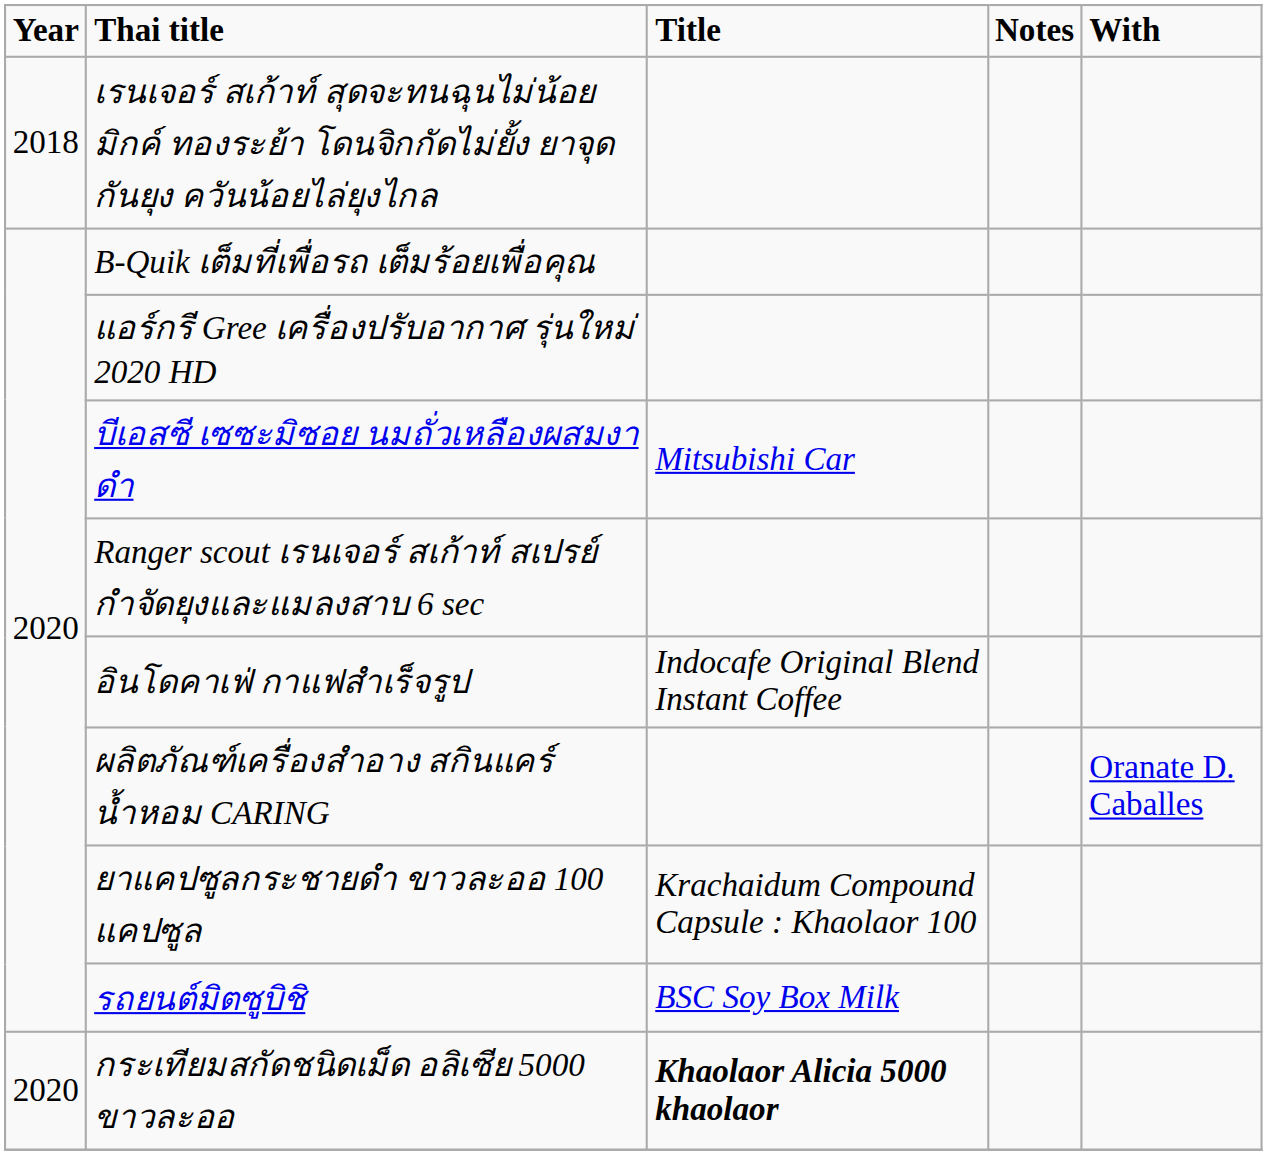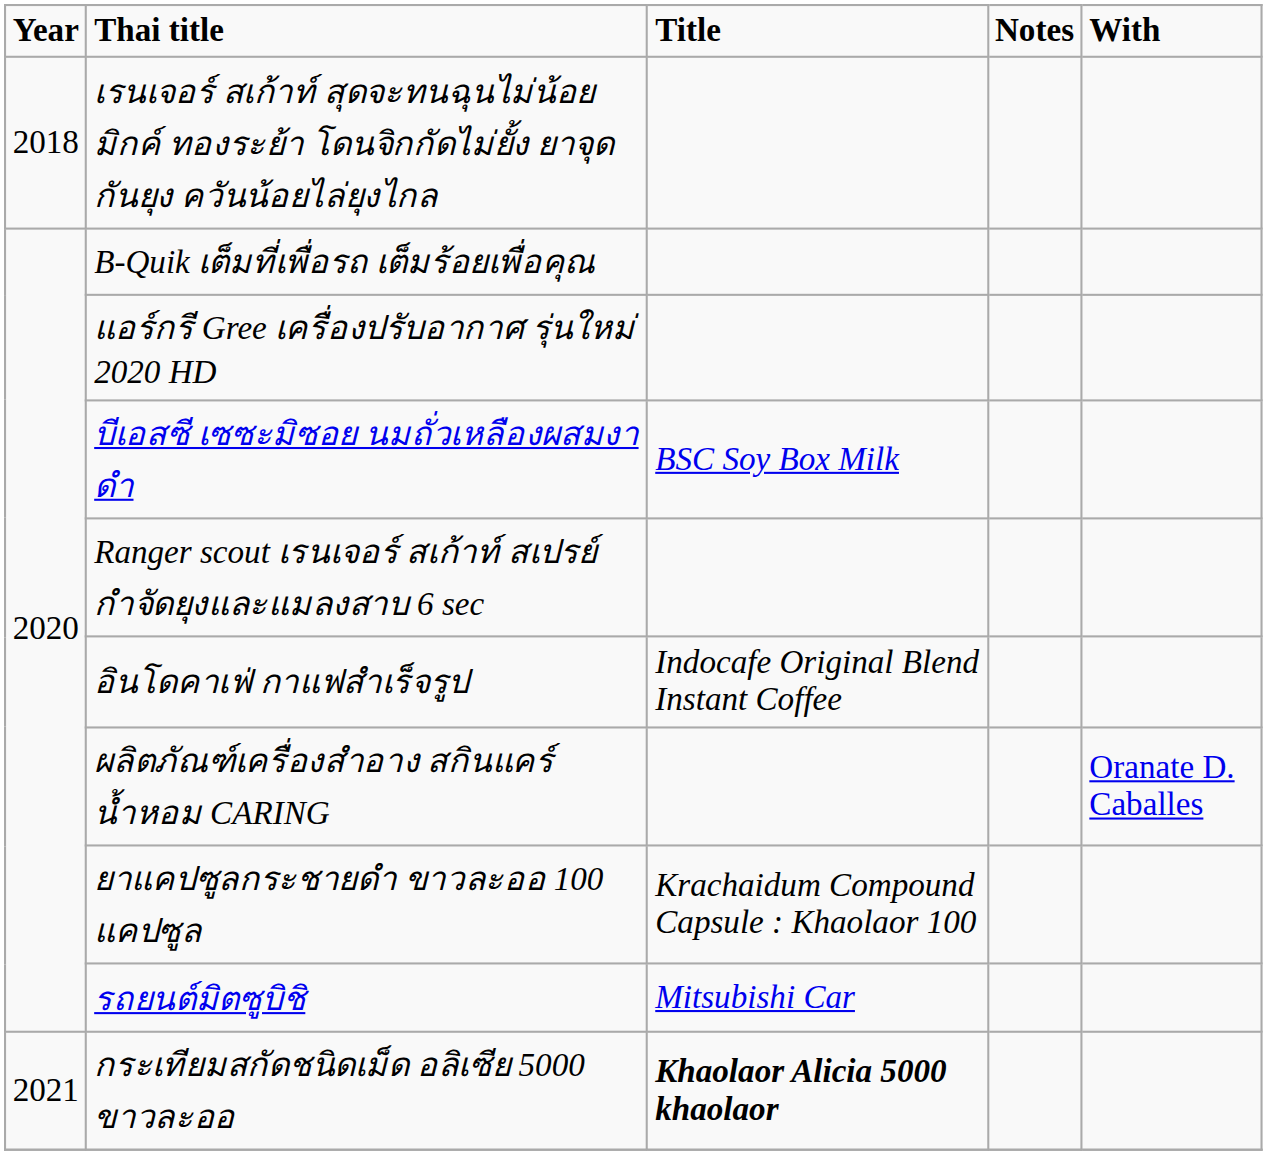(755, 458) Mitsubishi Car -> (777, 458) BSC Soy Box Milk
(777, 997) BSC Soy Box Milk -> (755, 997) Mitsubishi Car
(46, 1090) 2020 -> (46, 1090) 2021
